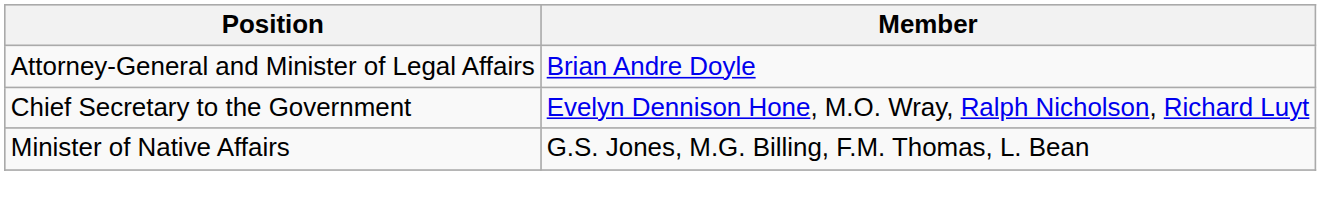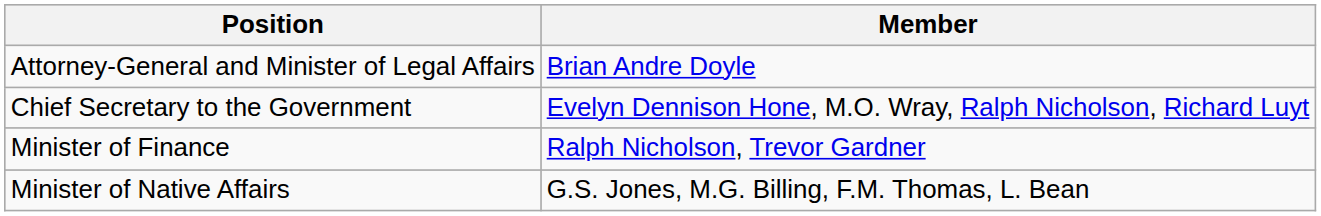+ row: (120, 148)
